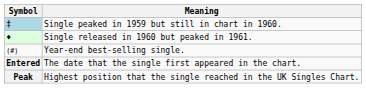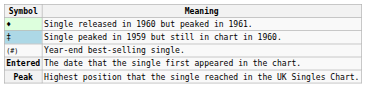rows swapped: (163, 24) <-> (148, 37)
